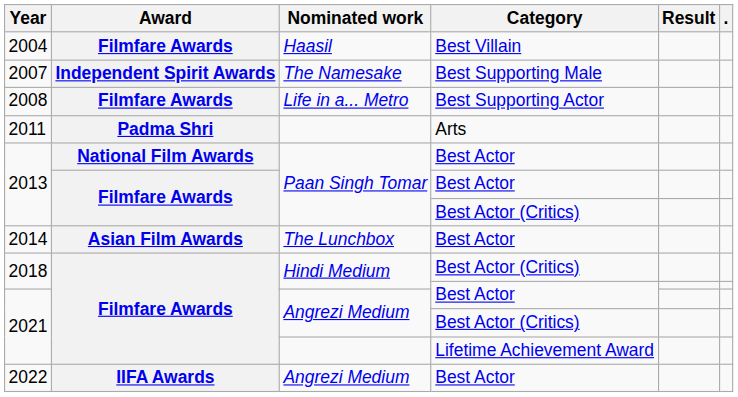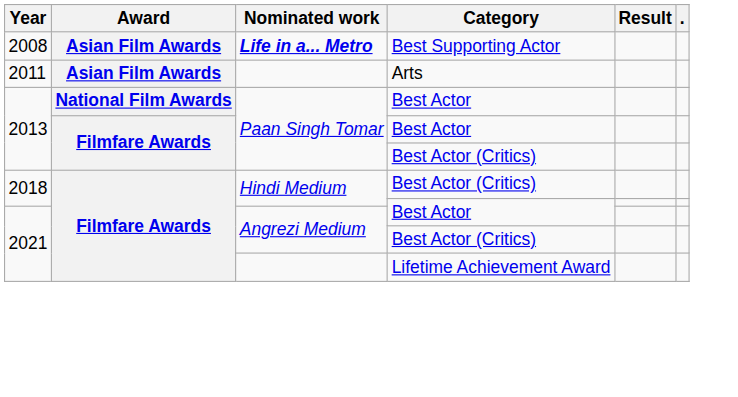- row: (28, 45)
- row: (28, 73)
(165, 101) Filmfare Awards -> (144, 45) Asian Film Awards
(346, 101) normal -> (306, 45) bold
(165, 128) Padma Shri -> (144, 73) Asian Film Awards
- row: (28, 239)
- row: (28, 377)
